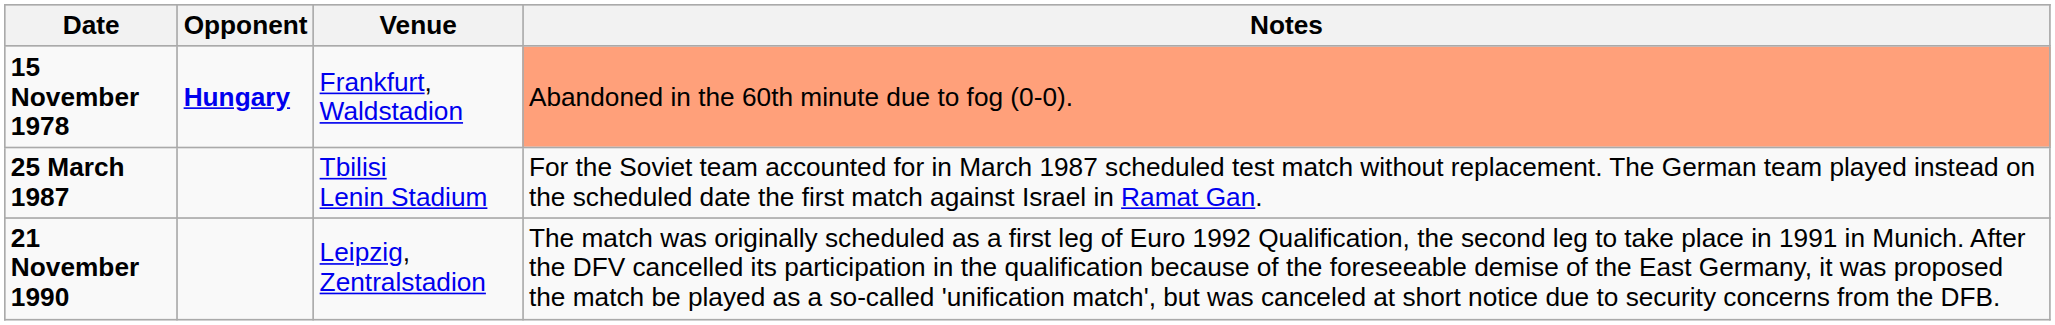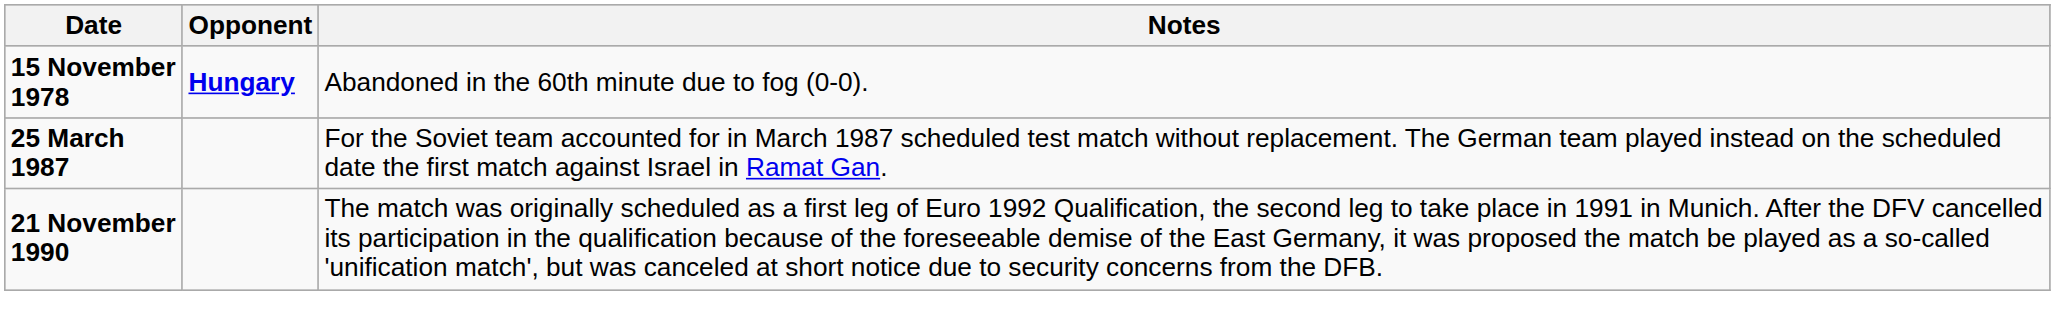- column: (418, 25)
(801, 96) lightsalmon background -> (597, 81) no background
